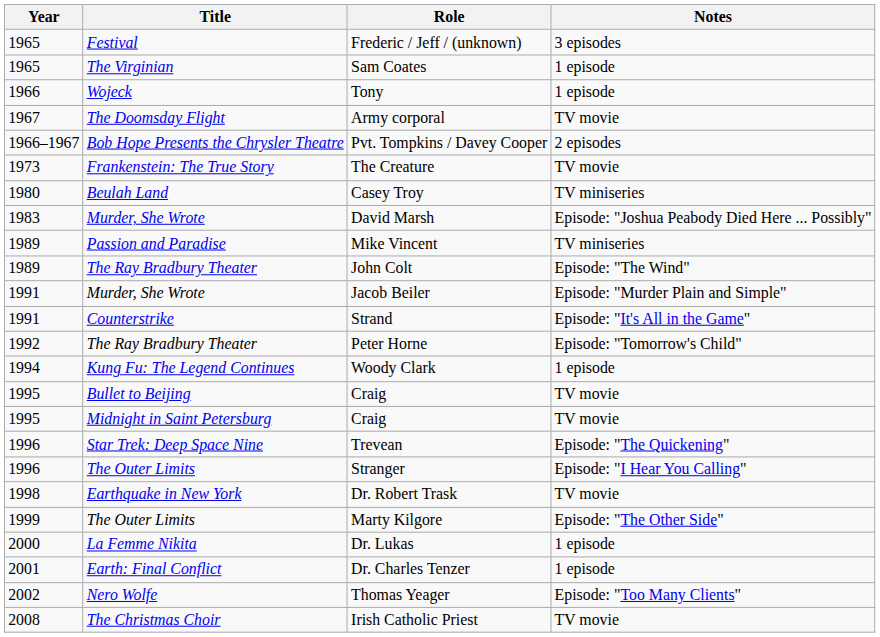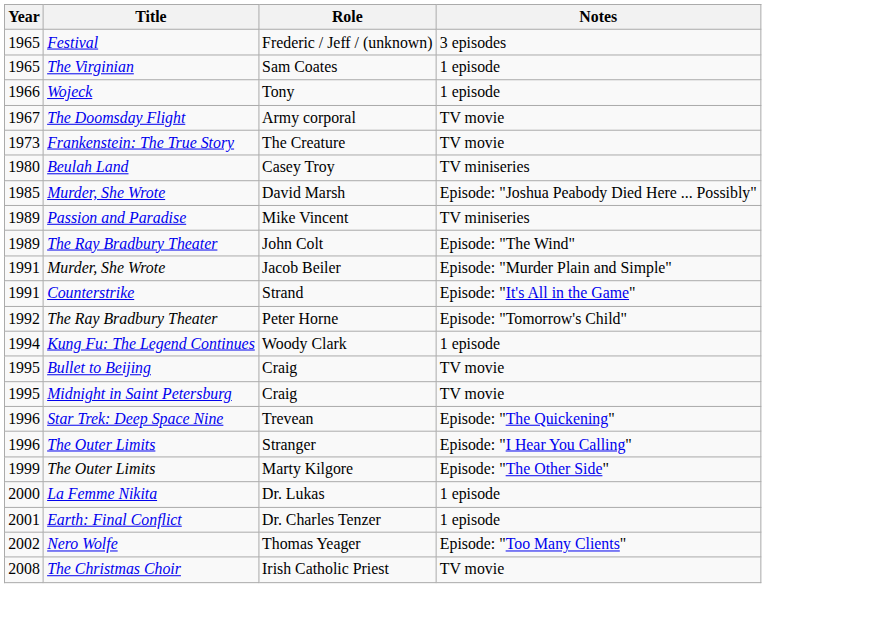- row: (215, 142)
(24, 218) 1983 -> (24, 192) 1985
- row: (164, 494)
